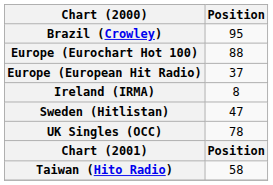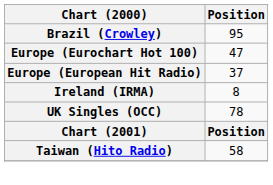(236, 53) 88 -> (236, 53) 47
- row: (105, 112)
